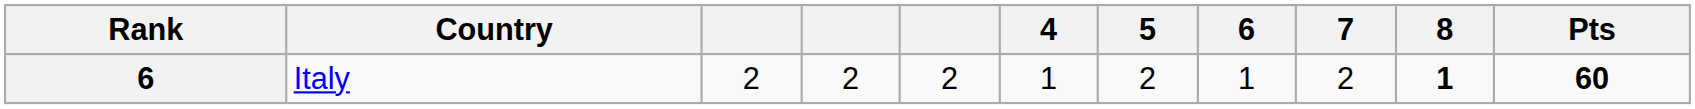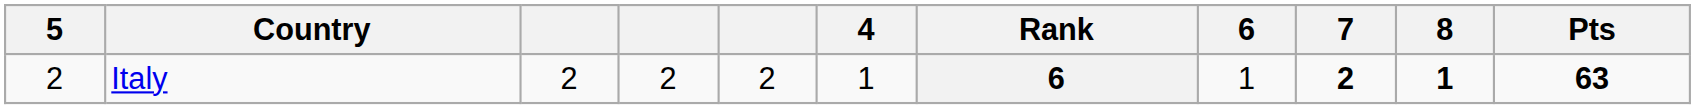columns swapped: (146, 30) <-> (1148, 30)
(1346, 78) normal -> (1346, 78) bold
(1592, 78) 60 -> (1592, 78) 63
